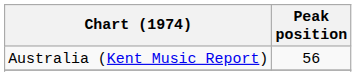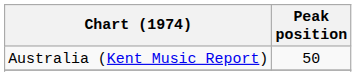(311, 58) 56 -> (311, 58) 50
